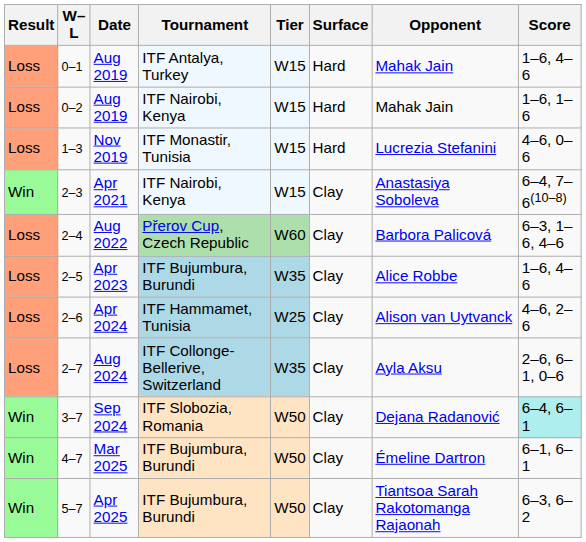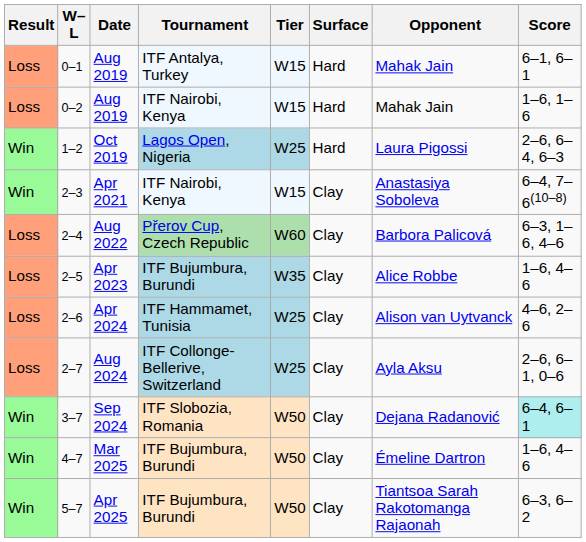(547, 66) 1–6, 4–6 -> (547, 66) 6–1, 6–1
+ row: (72, 149)
- row: (72, 149)
(290, 367) W35 -> (290, 367) W25
(547, 458) 6–1, 6–1 -> (547, 458) 1–6, 4–6
